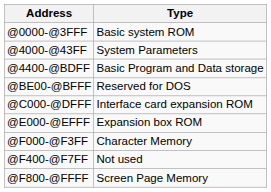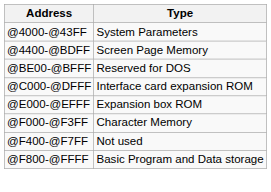- row: (47, 31)
(180, 68) Basic Program and Data storage -> (152, 50) Screen Page Memory
(152, 178) Screen Page Memory -> (180, 159) Basic Program and Data storage
